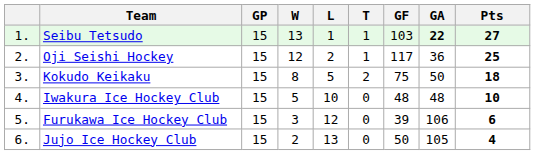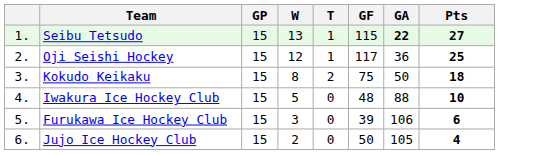- column: (331, 15)
(402, 36) 103 -> (366, 36) 115
(437, 98) 48 -> (402, 98) 88
